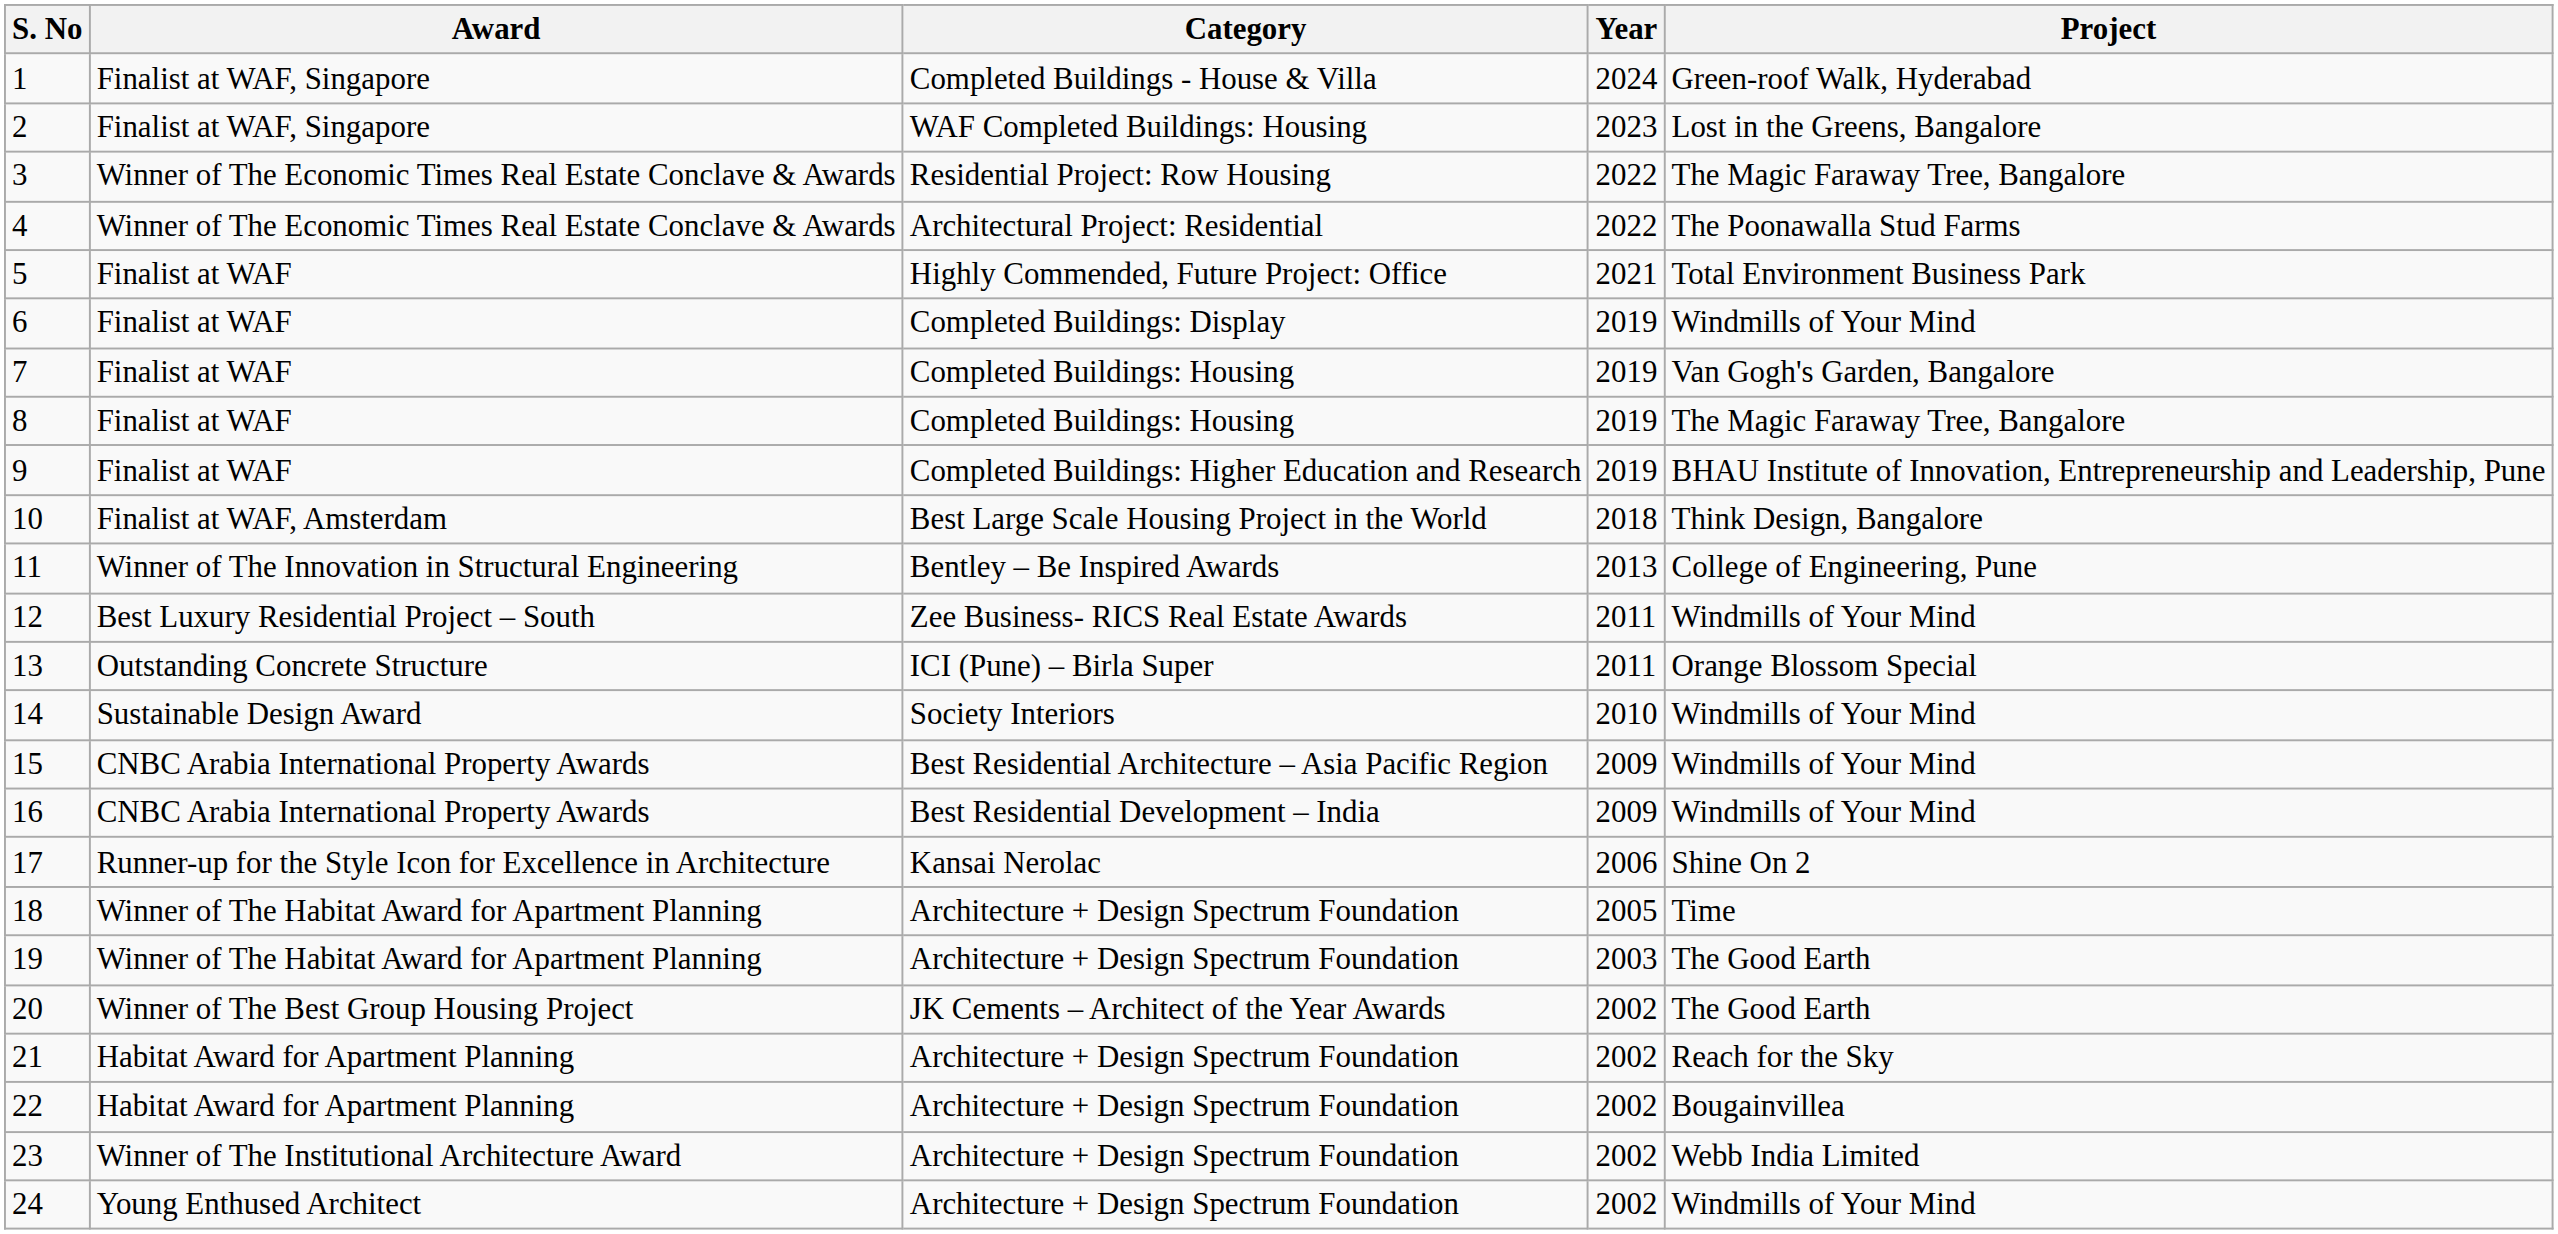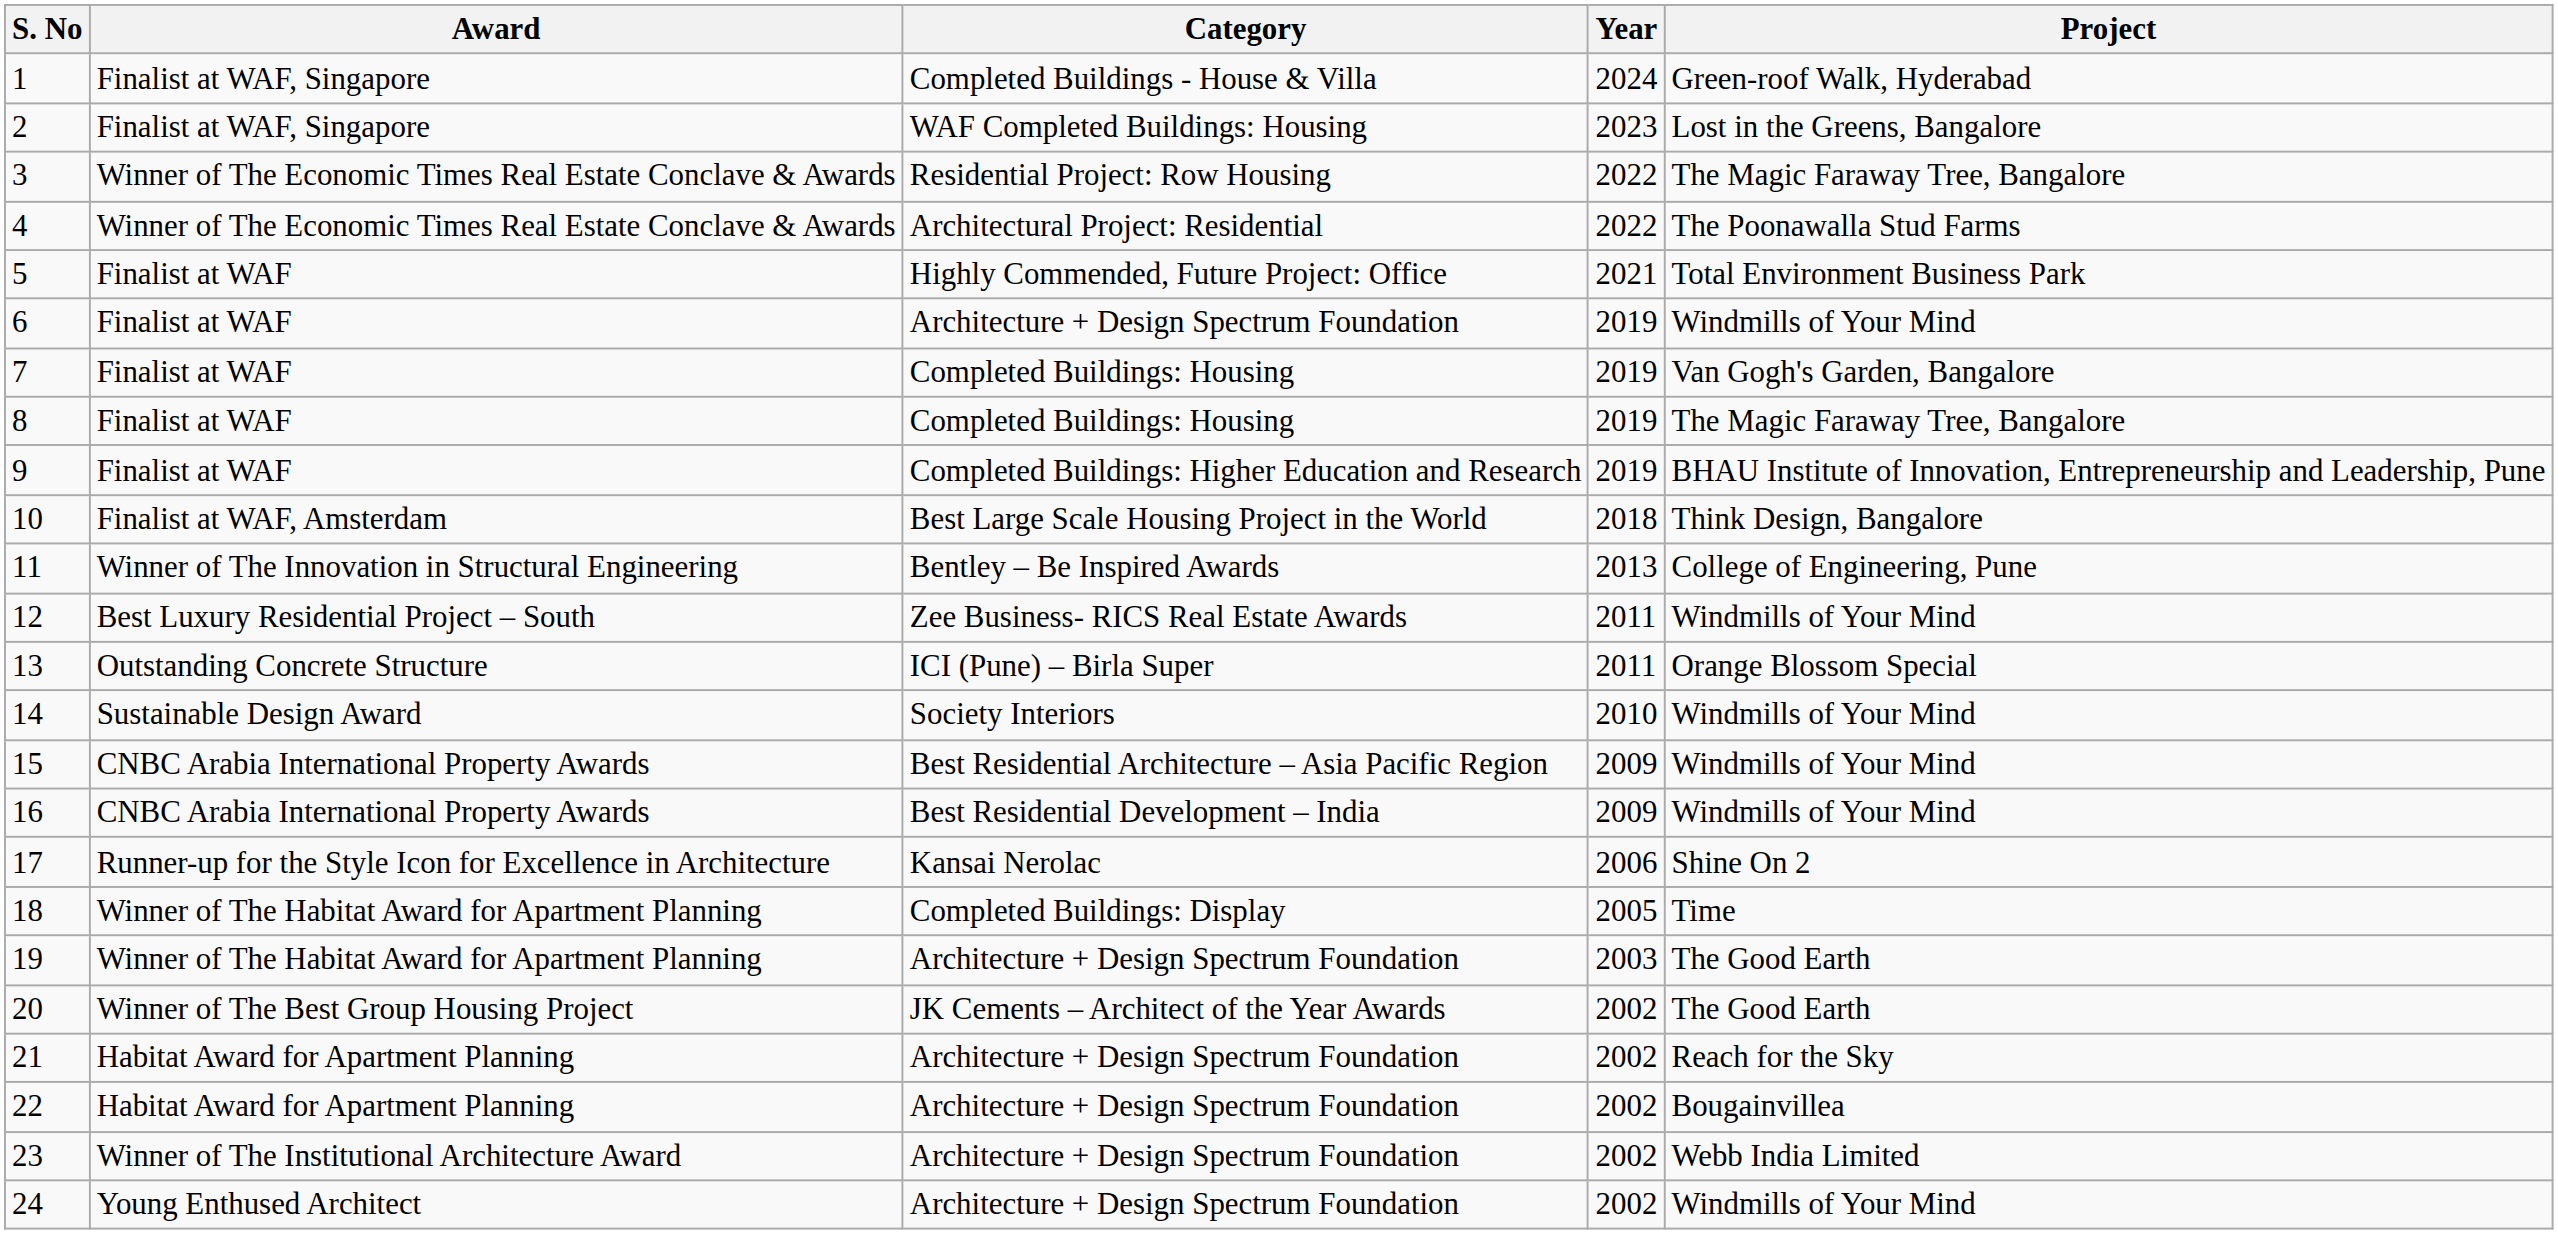(1098, 322) Completed Buildings: Display -> (1184, 322) Architecture + Design Spectrum Foundation
(1184, 910) Architecture + Design Spectrum Foundation -> (1098, 910) Completed Buildings: Display
